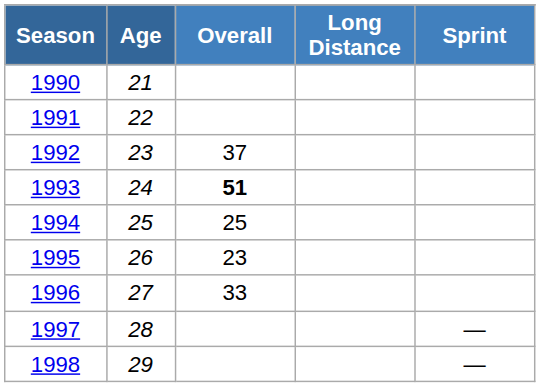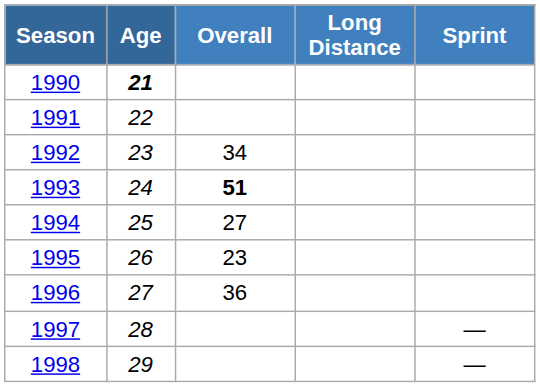(141, 82) normal -> (141, 82) bold
(235, 153) 37 -> (235, 153) 34
(235, 223) 25 -> (235, 223) 27
(235, 293) 33 -> (235, 293) 36
